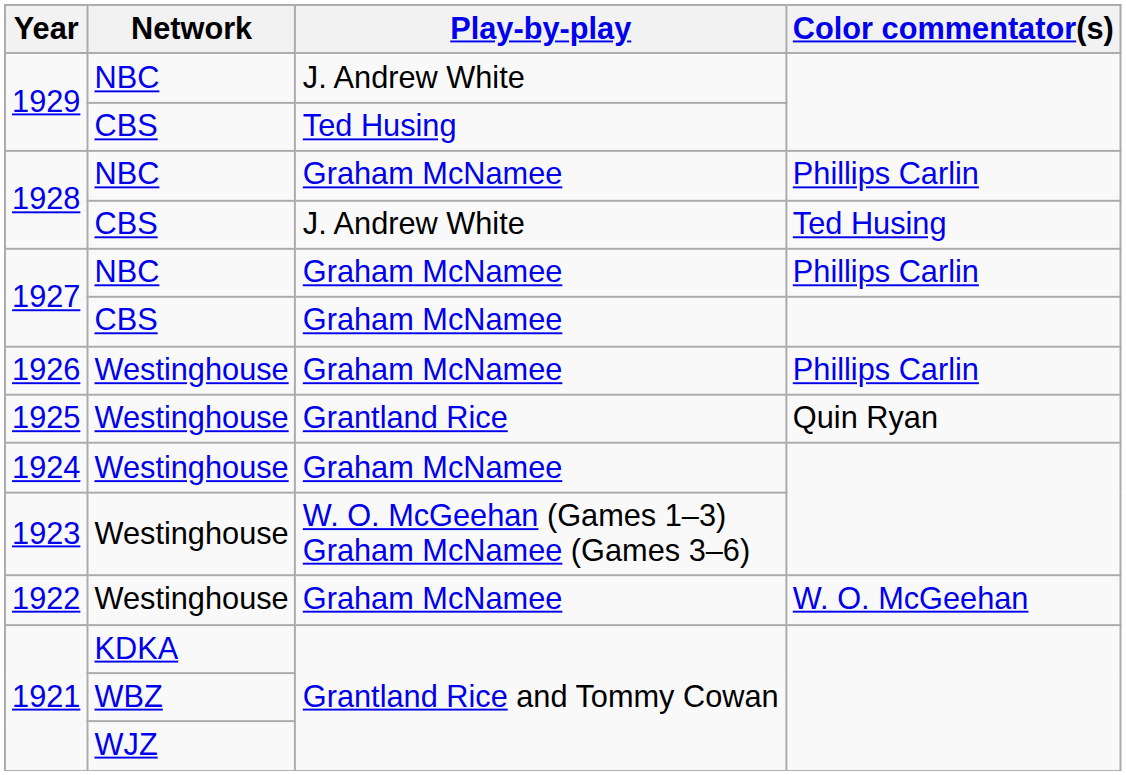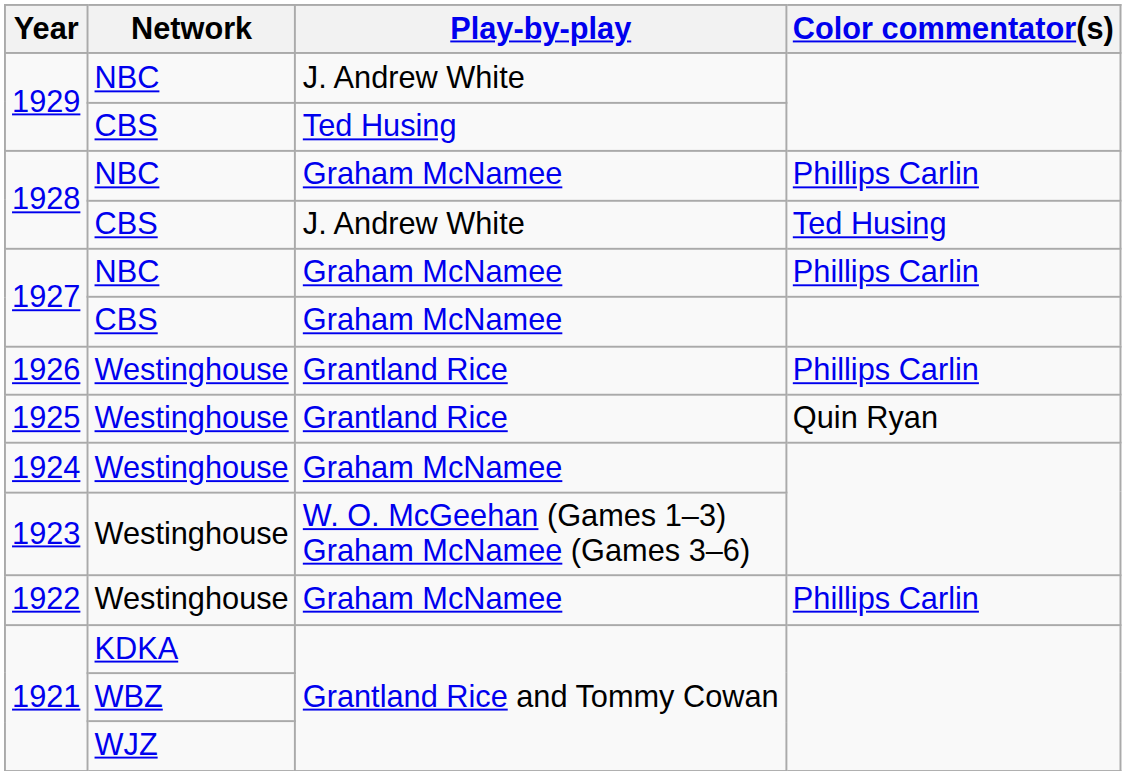(433, 369) Graham McNamee -> (405, 369) Grantland Rice
(911, 599) W. O. McGeehan -> (886, 599) Phillips Carlin
